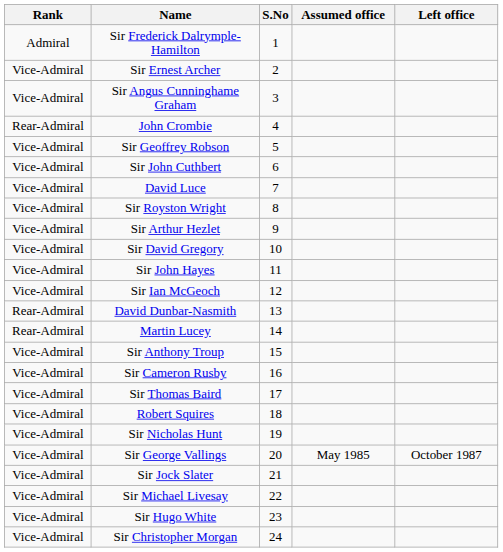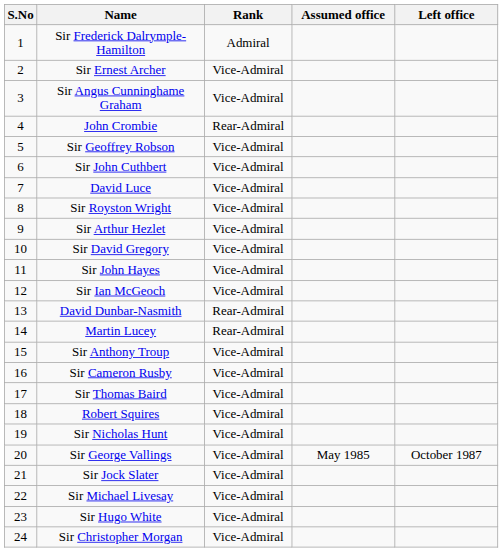columns swapped: (275, 14) <-> (48, 14)
